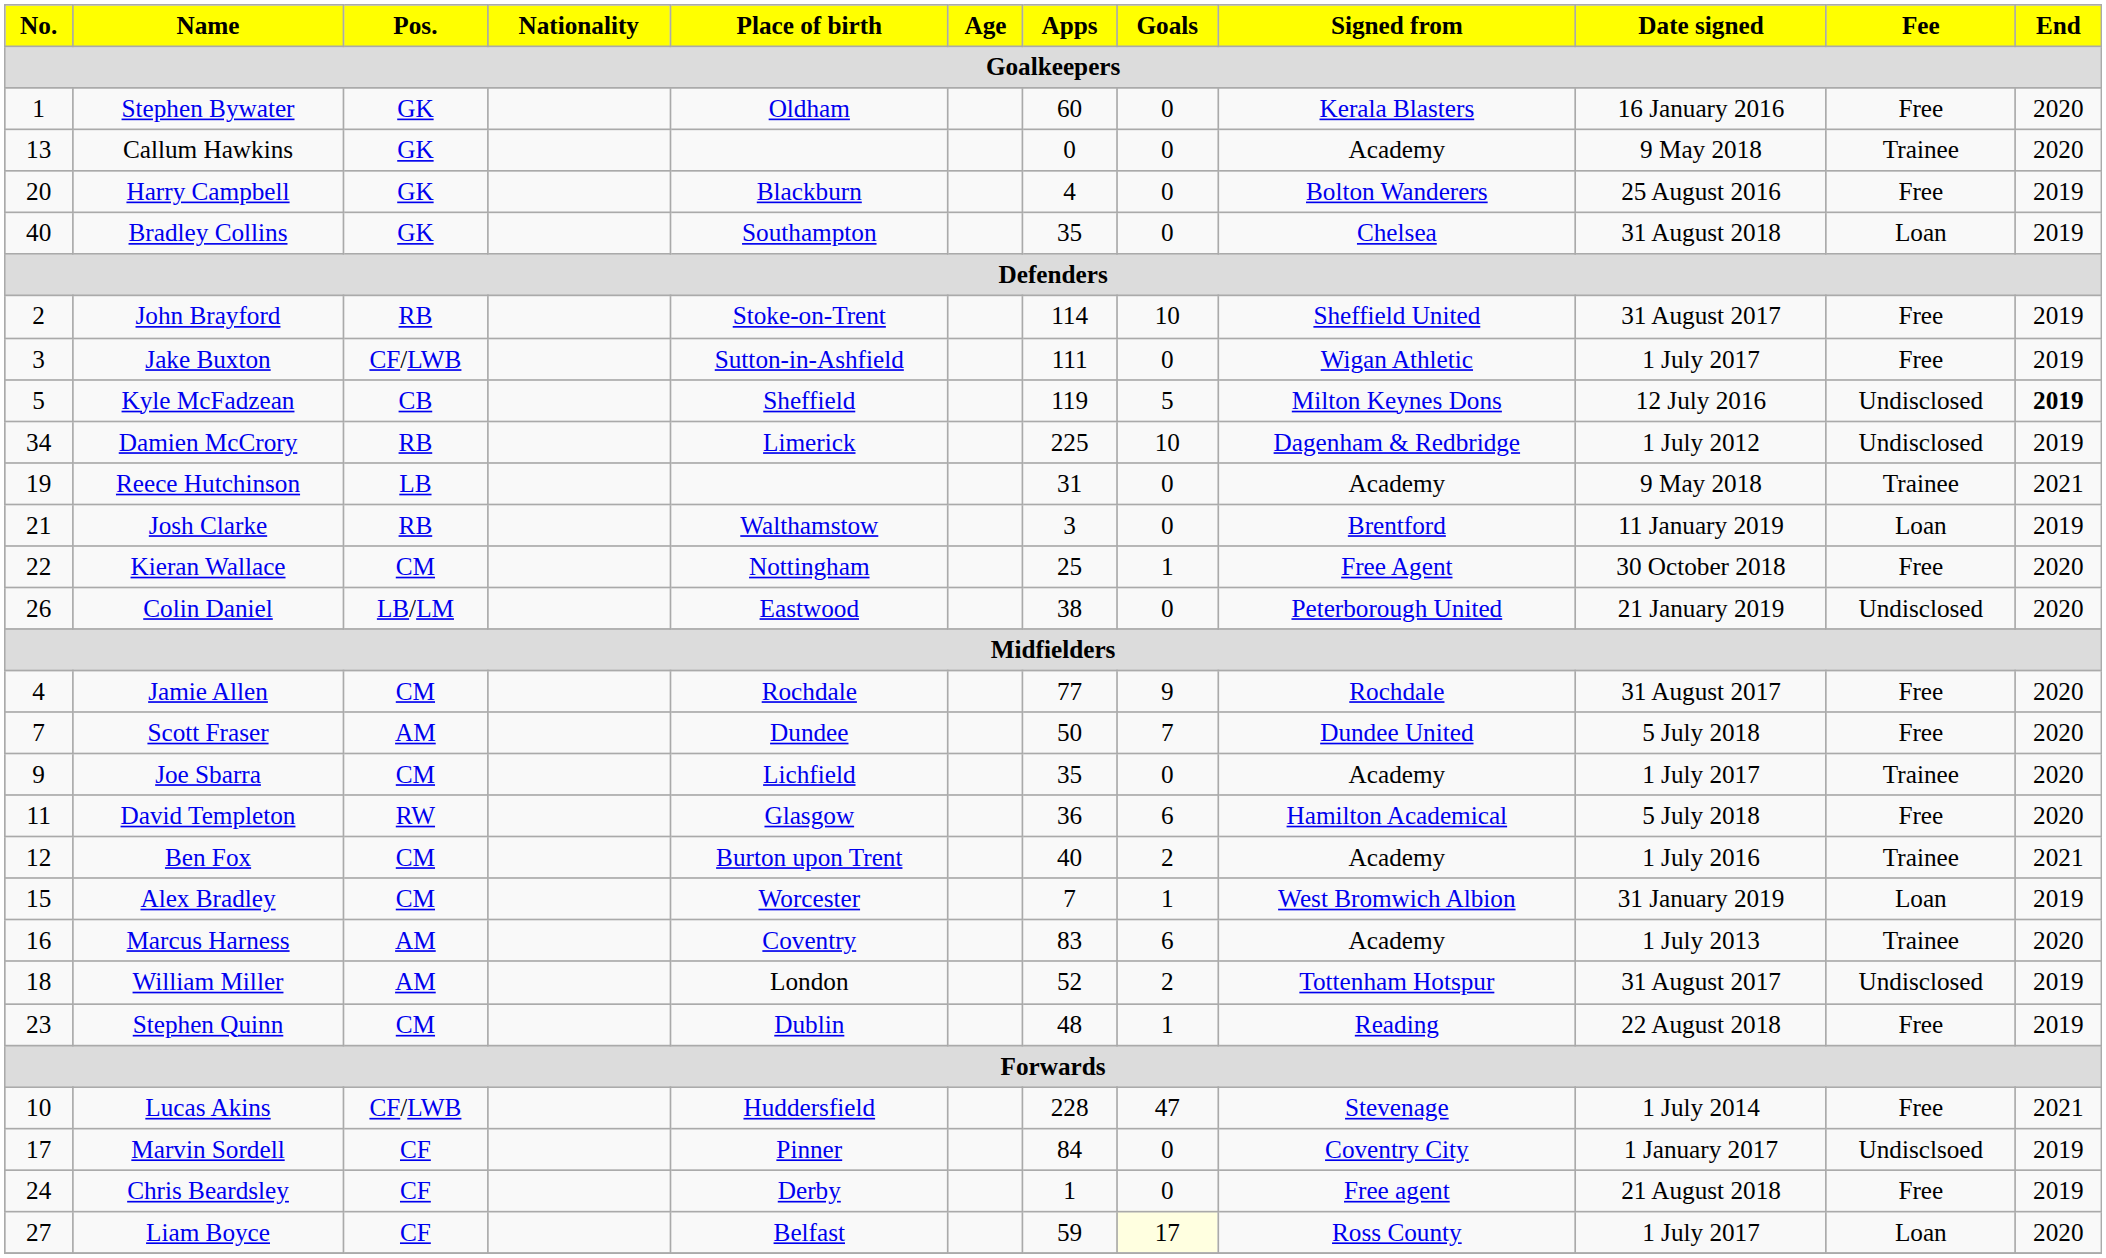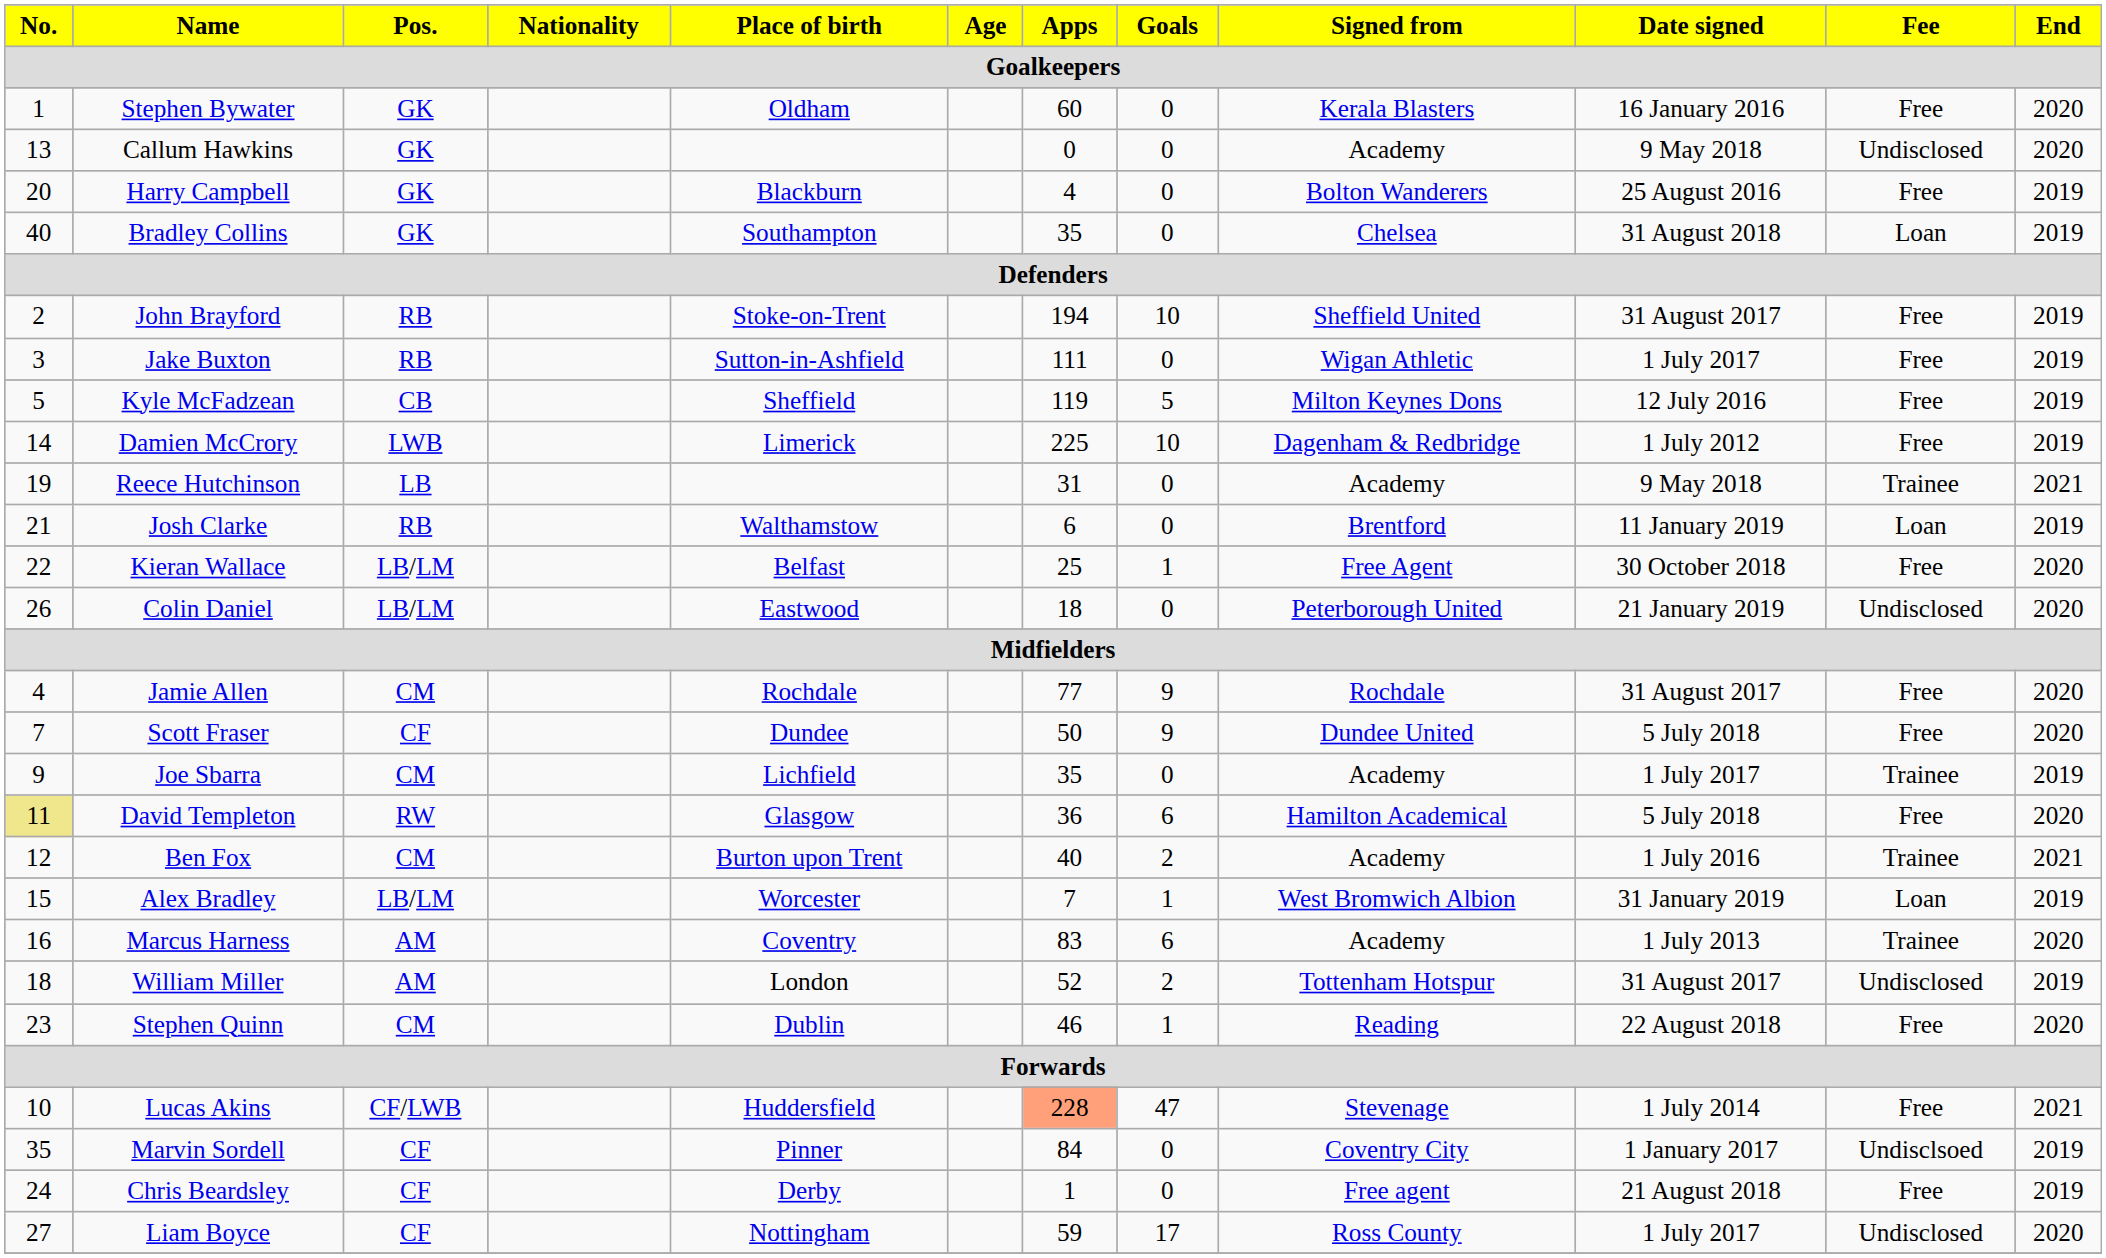(1921, 150) Trainee -> (1921, 150) Undisclosed
(1070, 316) 114 -> (1070, 316) 194
(415, 358) CF/LWB -> (415, 358) RB
(1921, 399) Undisclosed -> (1921, 399) Free
(2058, 399) bold -> (2058, 399) normal
(39, 441) 34 -> (39, 441) 14
(415, 441) RB -> (415, 441) LWB
(1921, 441) Undisclosed -> (1921, 441) Free
(1070, 524) 3 -> (1070, 524) 6
(415, 566) CM -> (415, 566) LB/LM
(809, 566) Nottingham -> (809, 566) Belfast
(1070, 607) 38 -> (1070, 607) 18
(415, 732) AM -> (415, 732) CF
(1167, 732) 7 -> (1167, 732) 9
(2058, 774) 2020 -> (2058, 774) 2019
(39, 815) no background -> (39, 815) khaki background
(415, 899) CM -> (415, 899) LB/LM
(1070, 1023) 48 -> (1070, 1023) 46
(2058, 1023) 2019 -> (2058, 1023) 2020
(1070, 1107) no background -> (1070, 1107) lightsalmon background
(39, 1148) 17 -> (39, 1148) 35
(809, 1231) Belfast -> (809, 1231) Nottingham
(1167, 1231) lightyellow background -> (1167, 1231) no background
(1921, 1231) Loan -> (1921, 1231) Undisclosed
